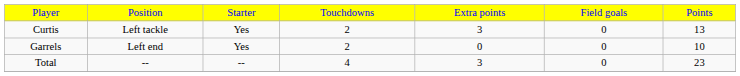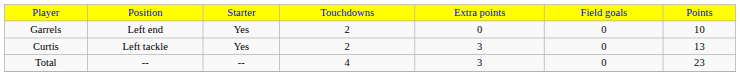rows swapped: (46, 29) <-> (46, 46)
